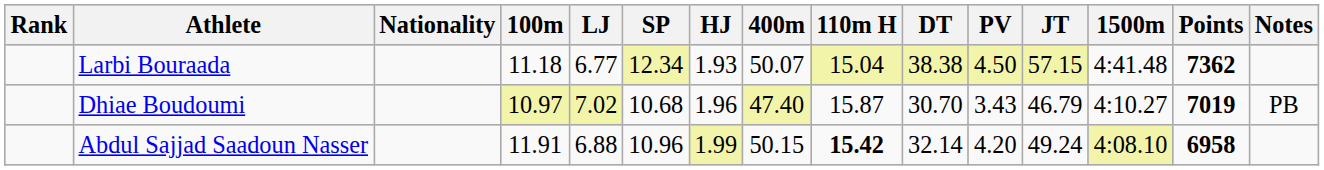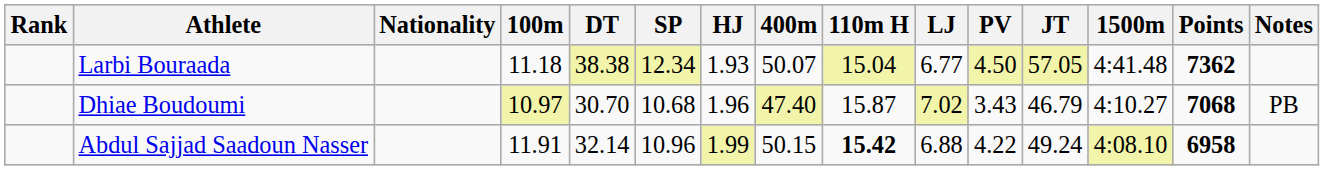columns swapped: (596, 24) <-> (935, 24)
(1055, 64) 57.15 -> (1055, 64) 57.05
(1211, 104) 7019 -> (1211, 104) 7068
(995, 145) 4.20 -> (995, 145) 4.22
